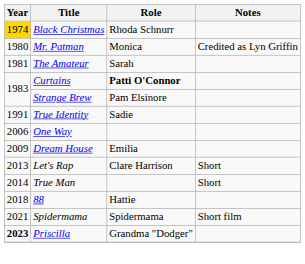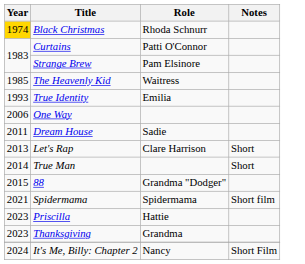- row: (59, 47)
- row: (61, 64)
(145, 81) bold -> (175, 47) normal
+ row: (72, 81)
(18, 115) 1991 -> (18, 98) 1993
(121, 115) Sadie -> (157, 98) Emilia
(18, 149) 2009 -> (17, 132) 2011
(124, 149) Emilia -> (154, 132) Sadie
(18, 200) 2018 -> (18, 183) 2015
(122, 200) Hattie -> (184, 183) Grandma "Dodger"
(18, 234) bold -> (18, 217) normal
(151, 234) Grandma "Dodger" -> (156, 217) Hattie
+ row: (62, 234)
+ row: (85, 251)
